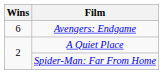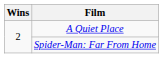- row: (95, 28)
